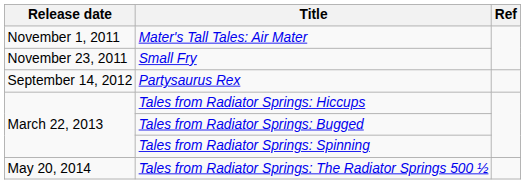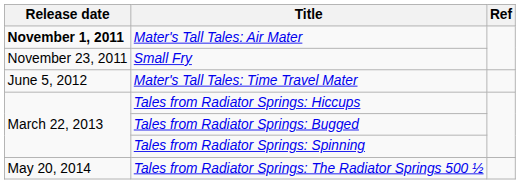(64, 37) normal -> (66, 37) bold
+ row: (246, 80)
- row: (189, 80)
